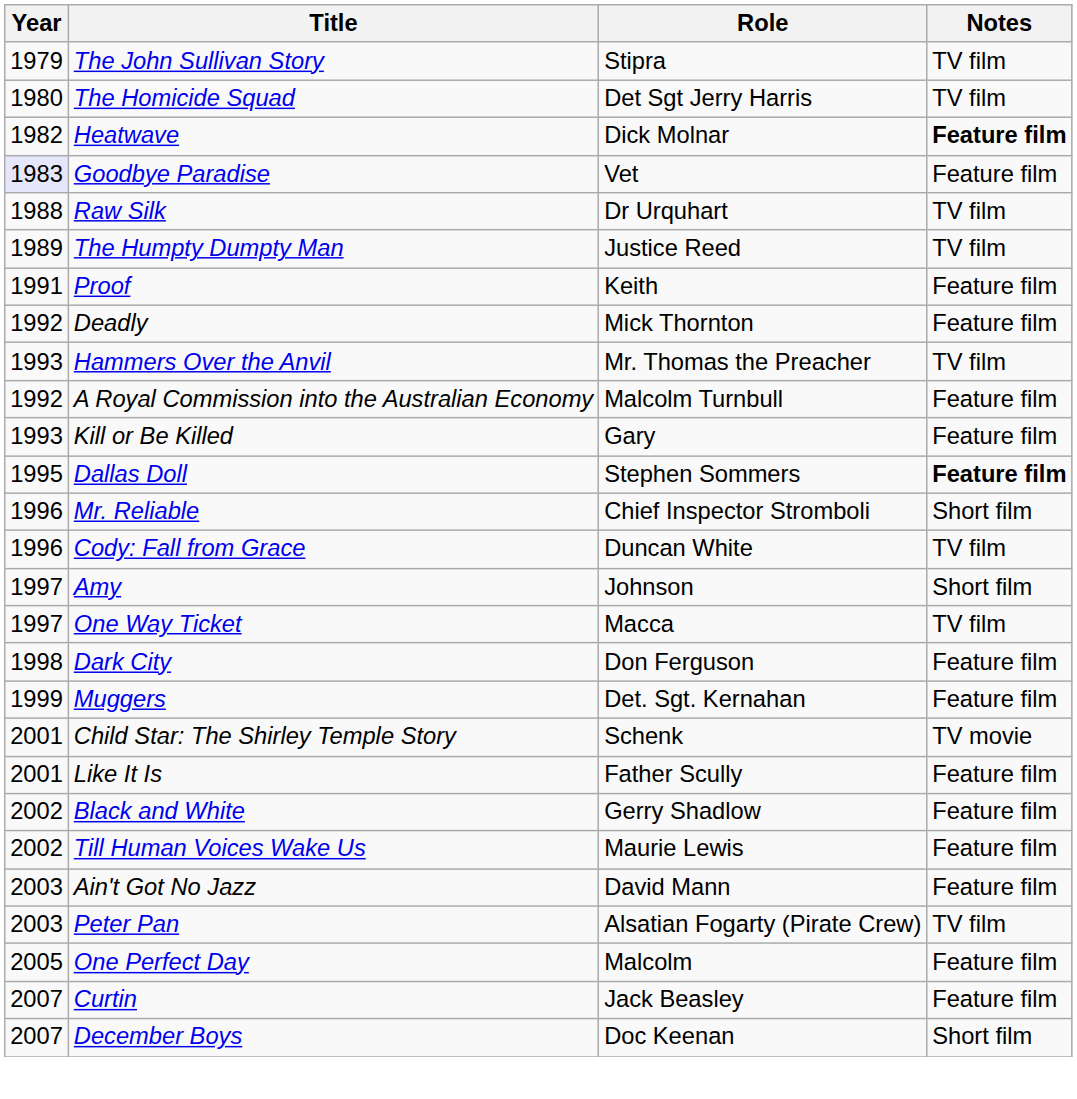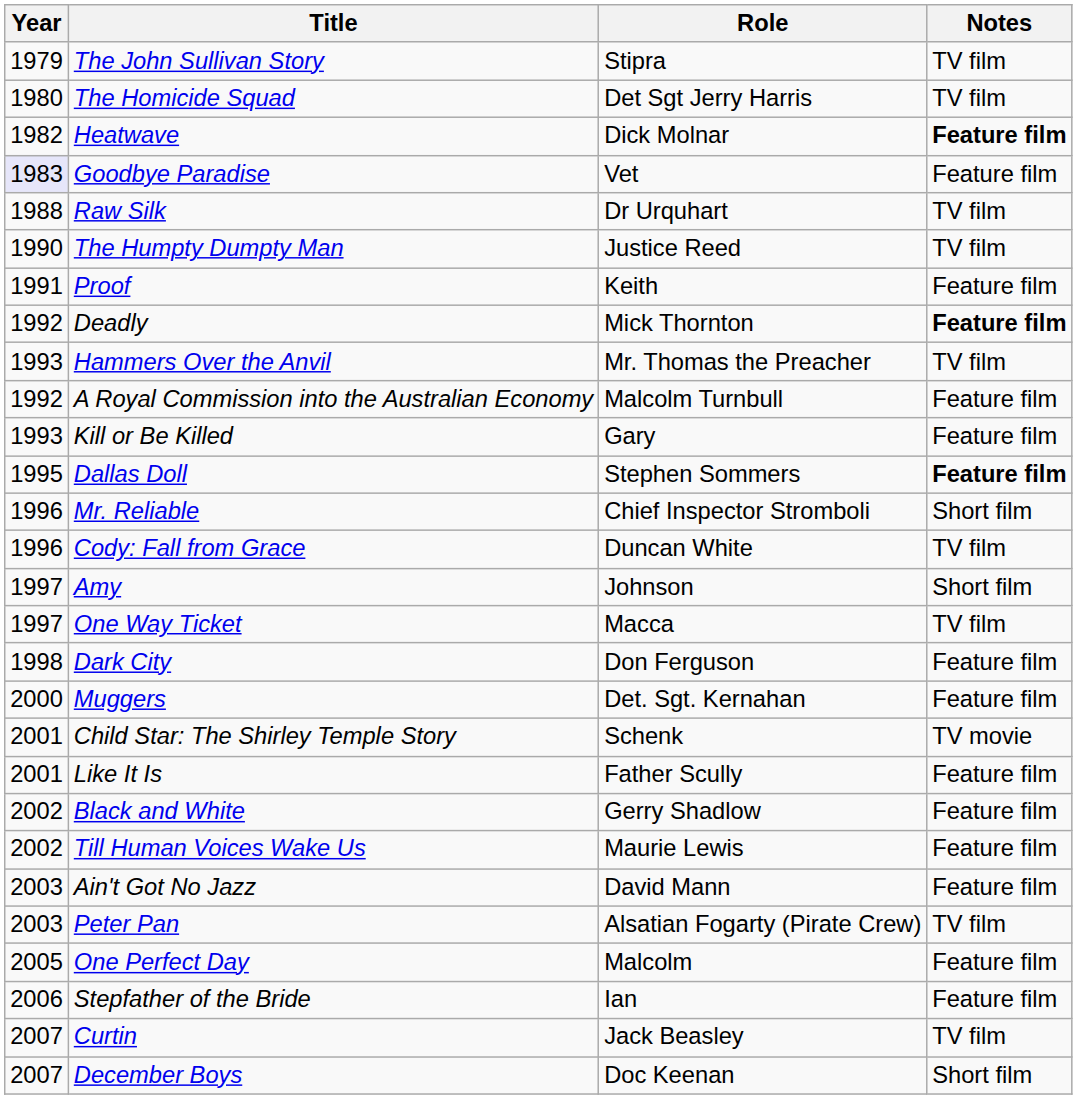(37, 248) 1989 -> (37, 248) 1990
(995, 323) normal -> (999, 323) bold
(37, 699) 1999 -> (37, 699) 2000
+ row: (192, 999)
(995, 999) Feature film -> (969, 1037) TV film
